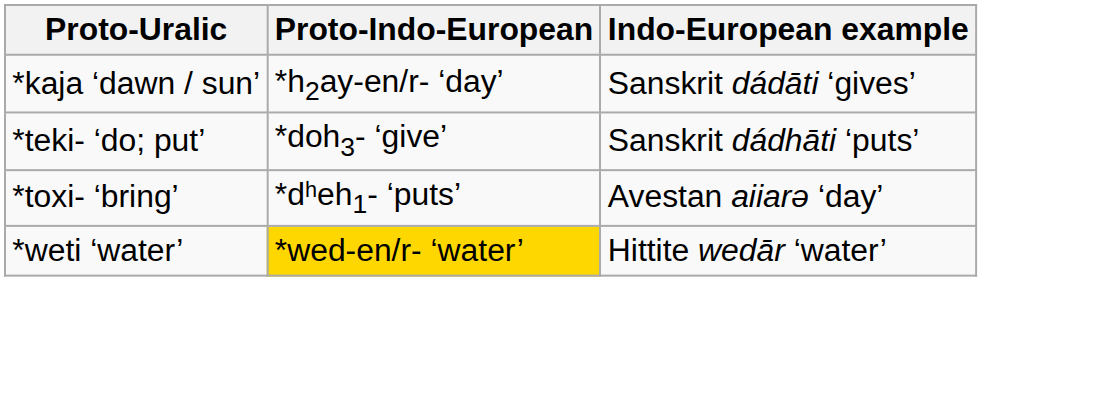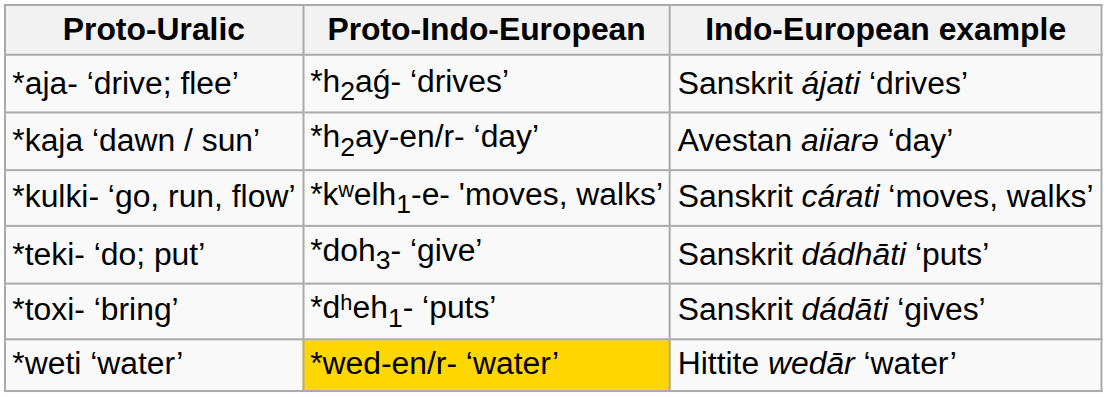+ row: (126, 83)
(762, 83) Sanskrit dádāti ‘gives’ -> (816, 140) Avestan aiiarǝ ‘day’
+ row: (154, 197)
(746, 197) Avestan aiiarǝ ‘day’ -> (832, 310) Sanskrit dádāti ‘gives’
